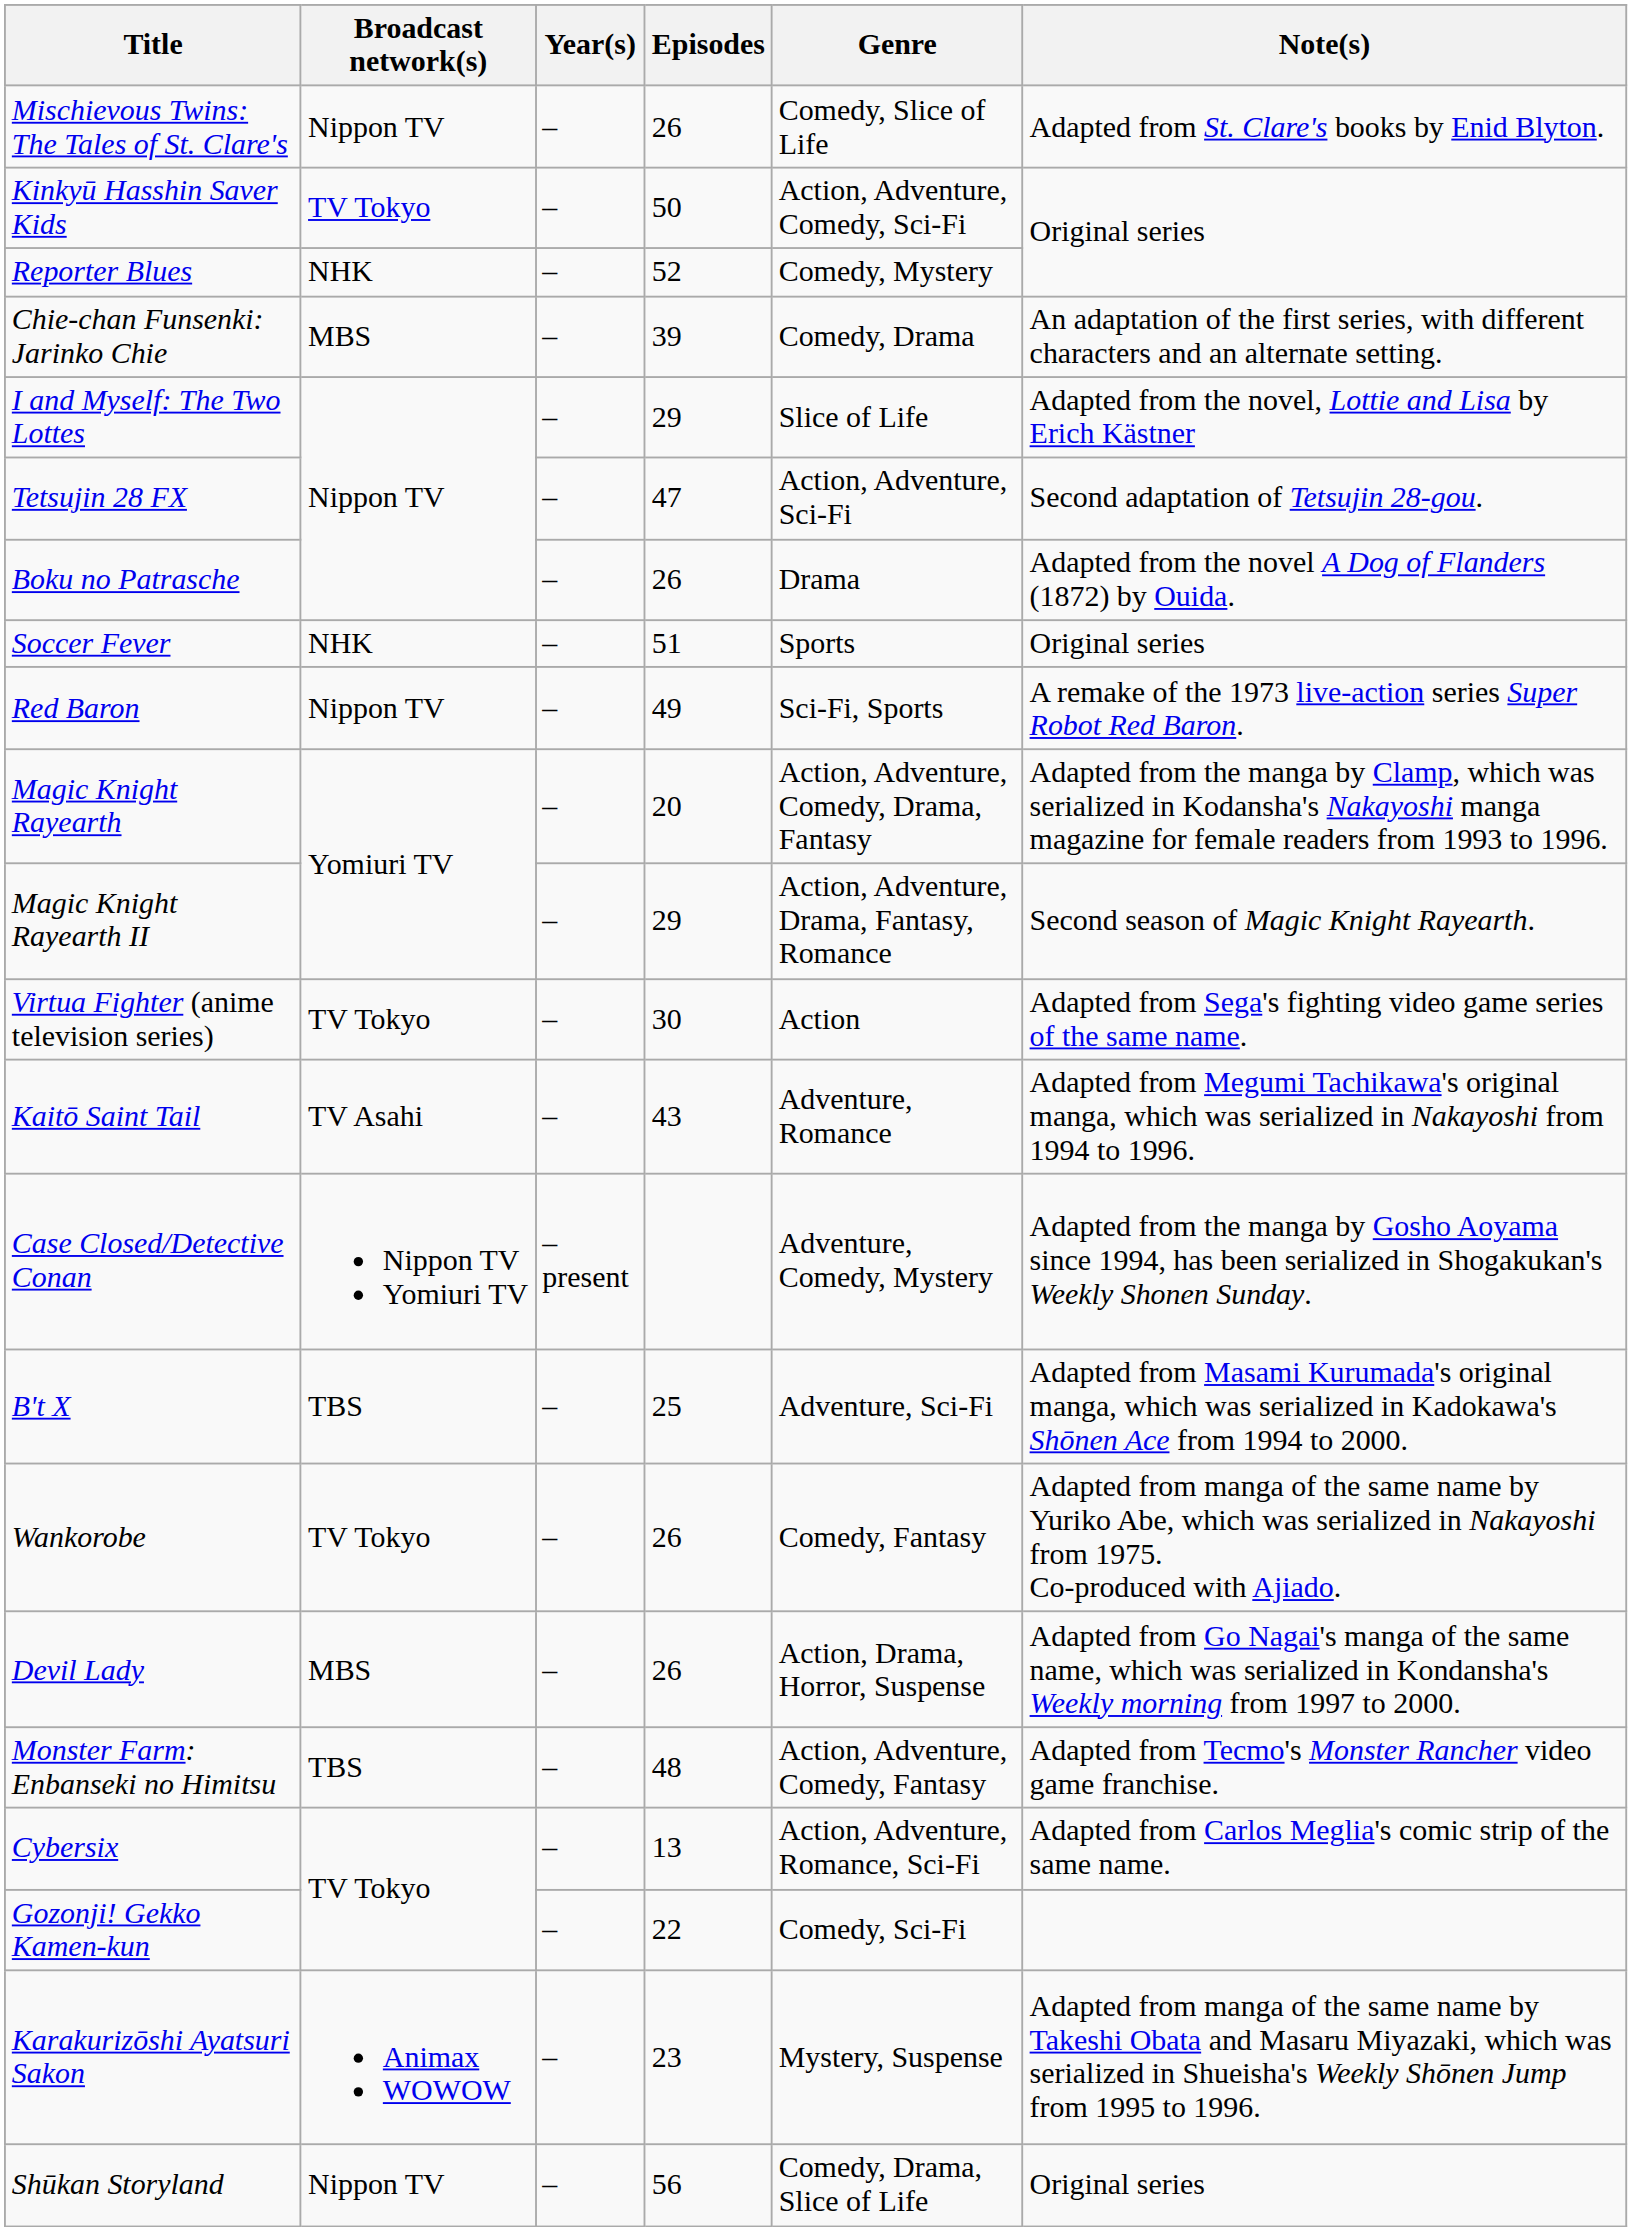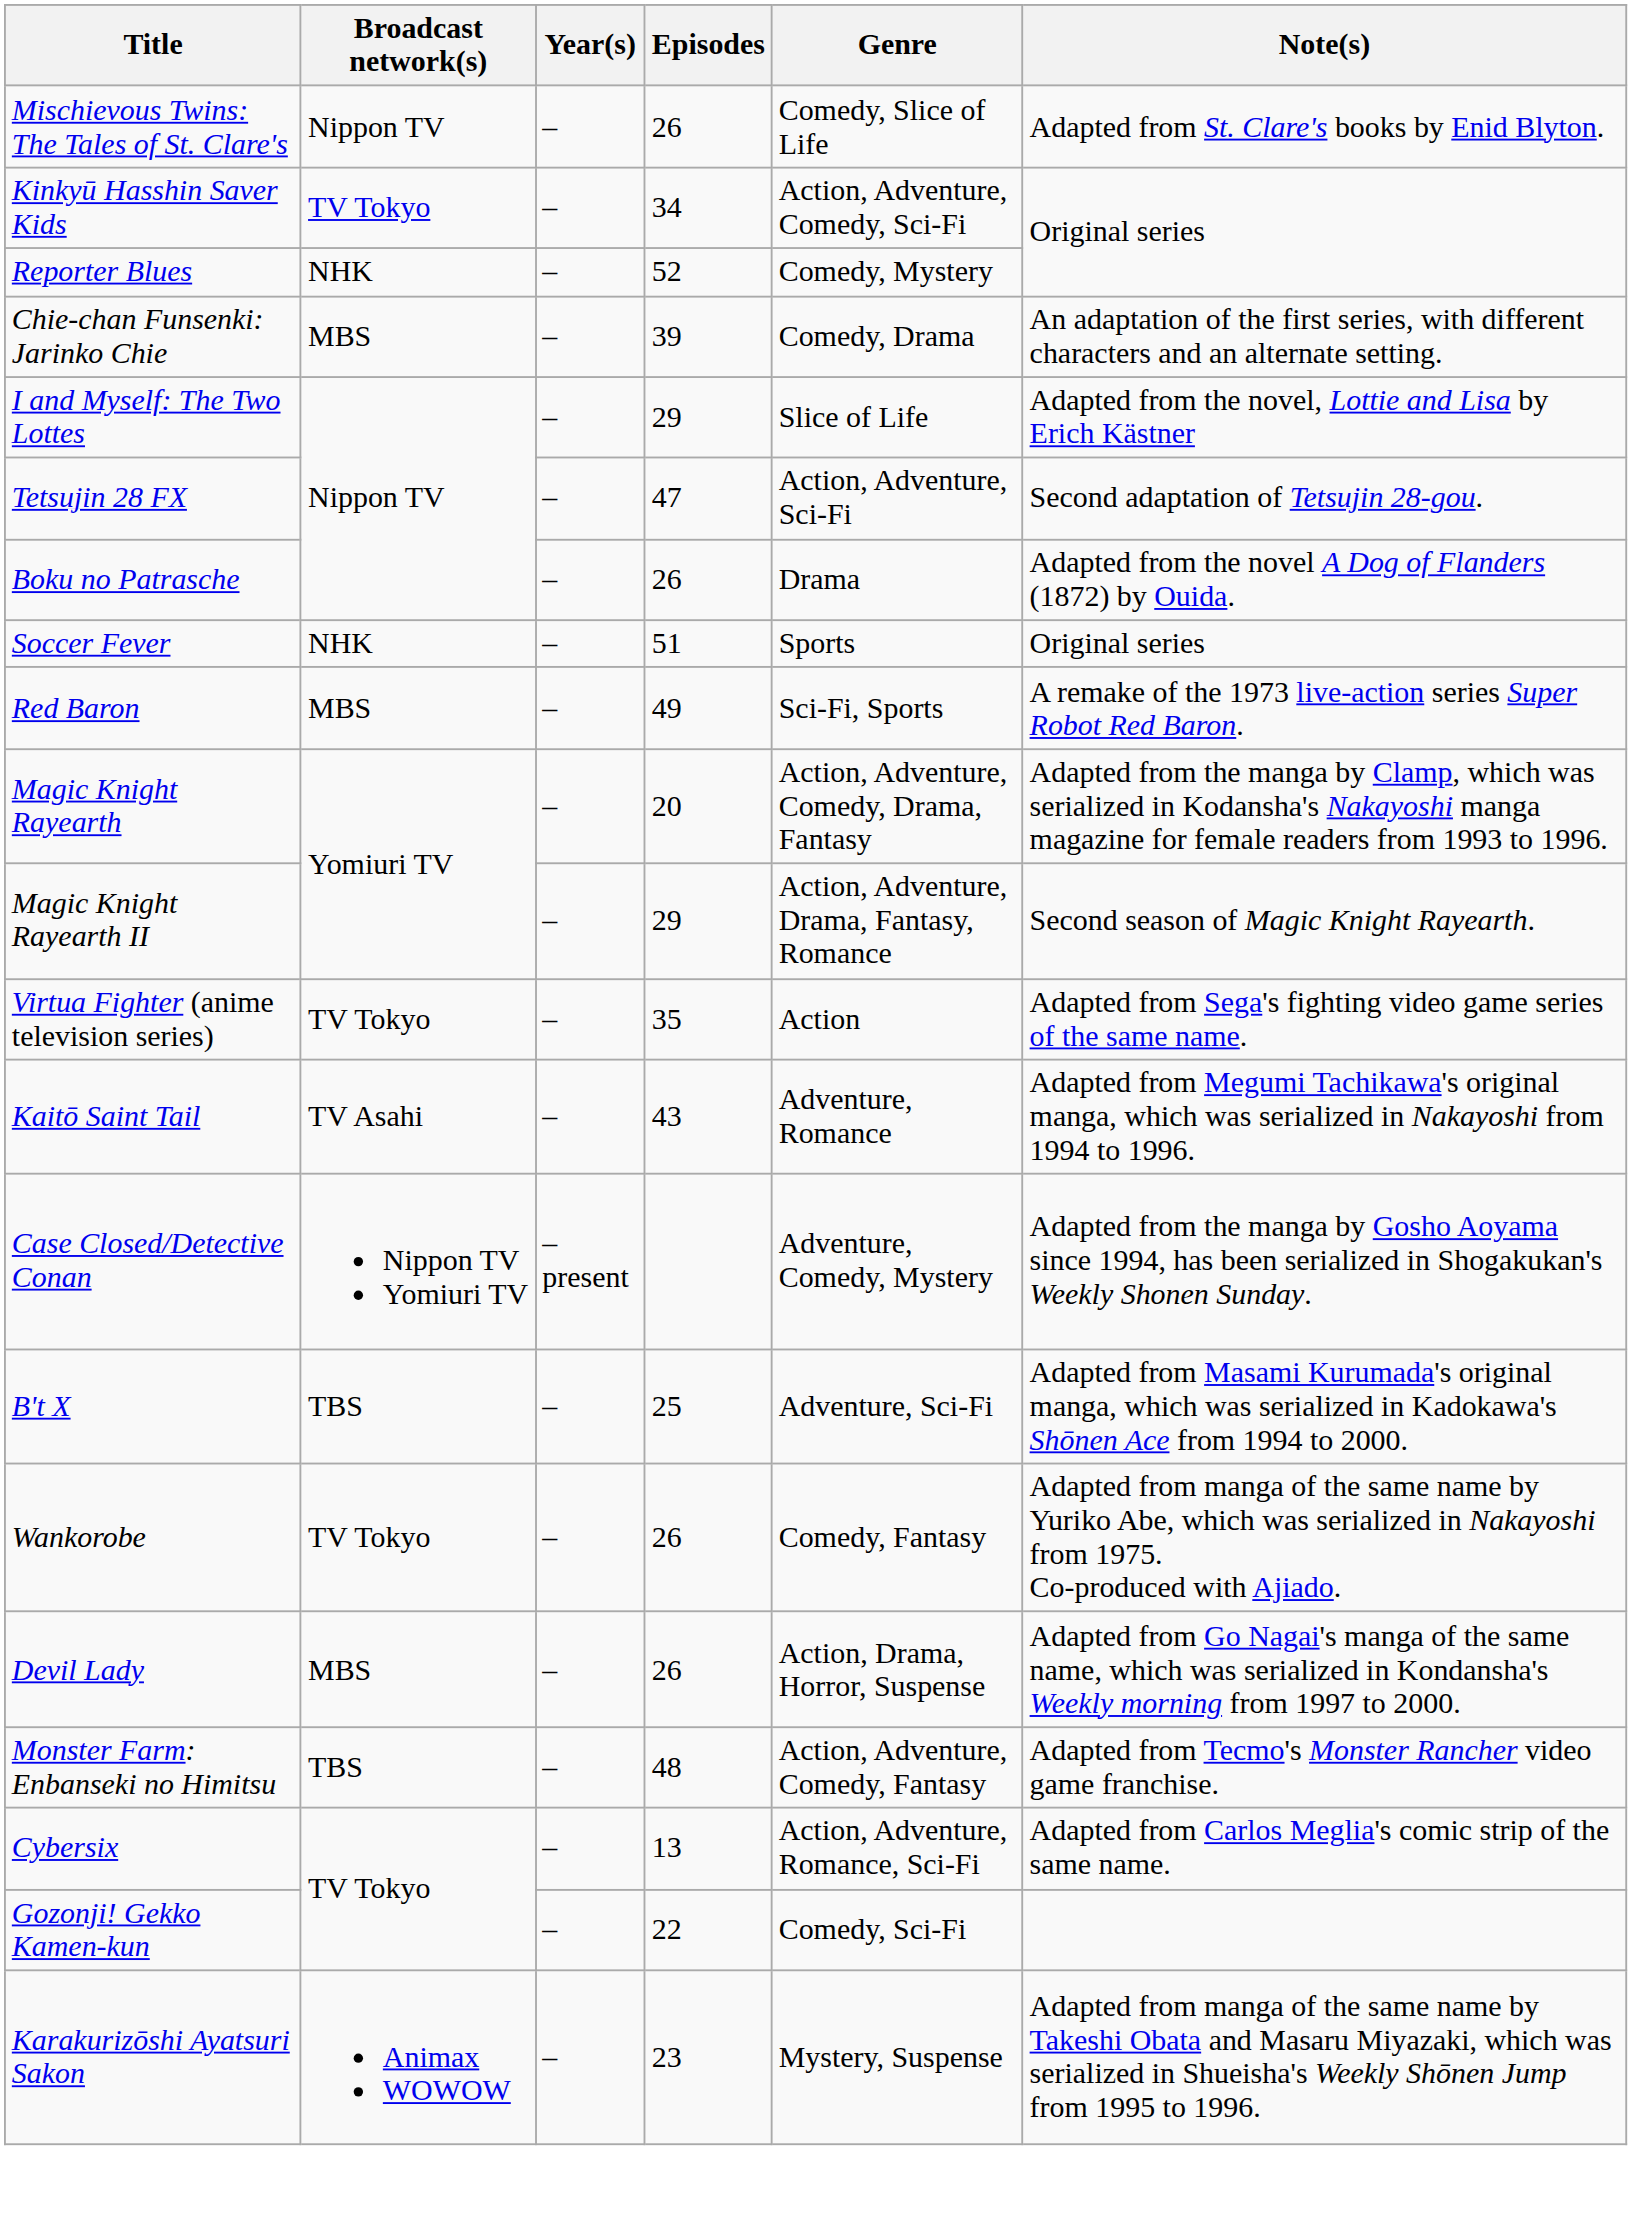(667, 207) 50 -> (667, 207) 34
(376, 707) Nippon TV -> (340, 707) MBS
(667, 1018) 30 -> (667, 1018) 35
- row: (118, 2184)
